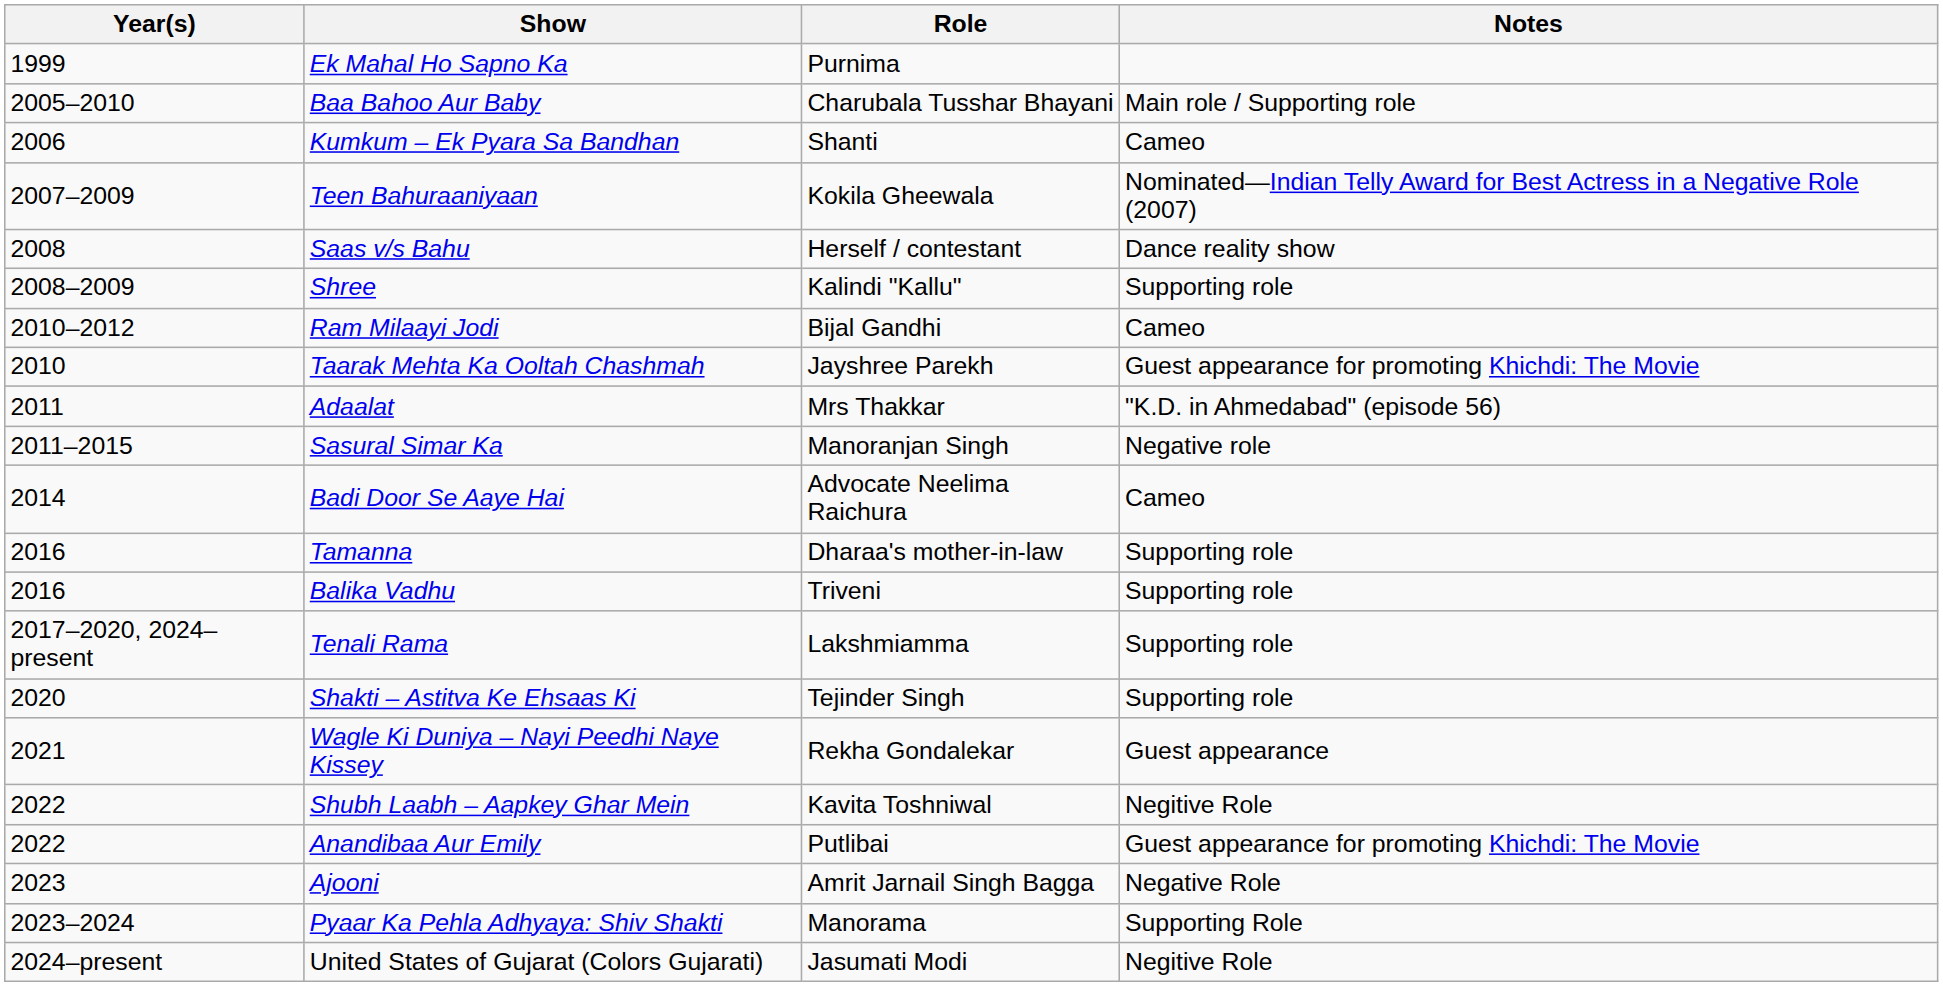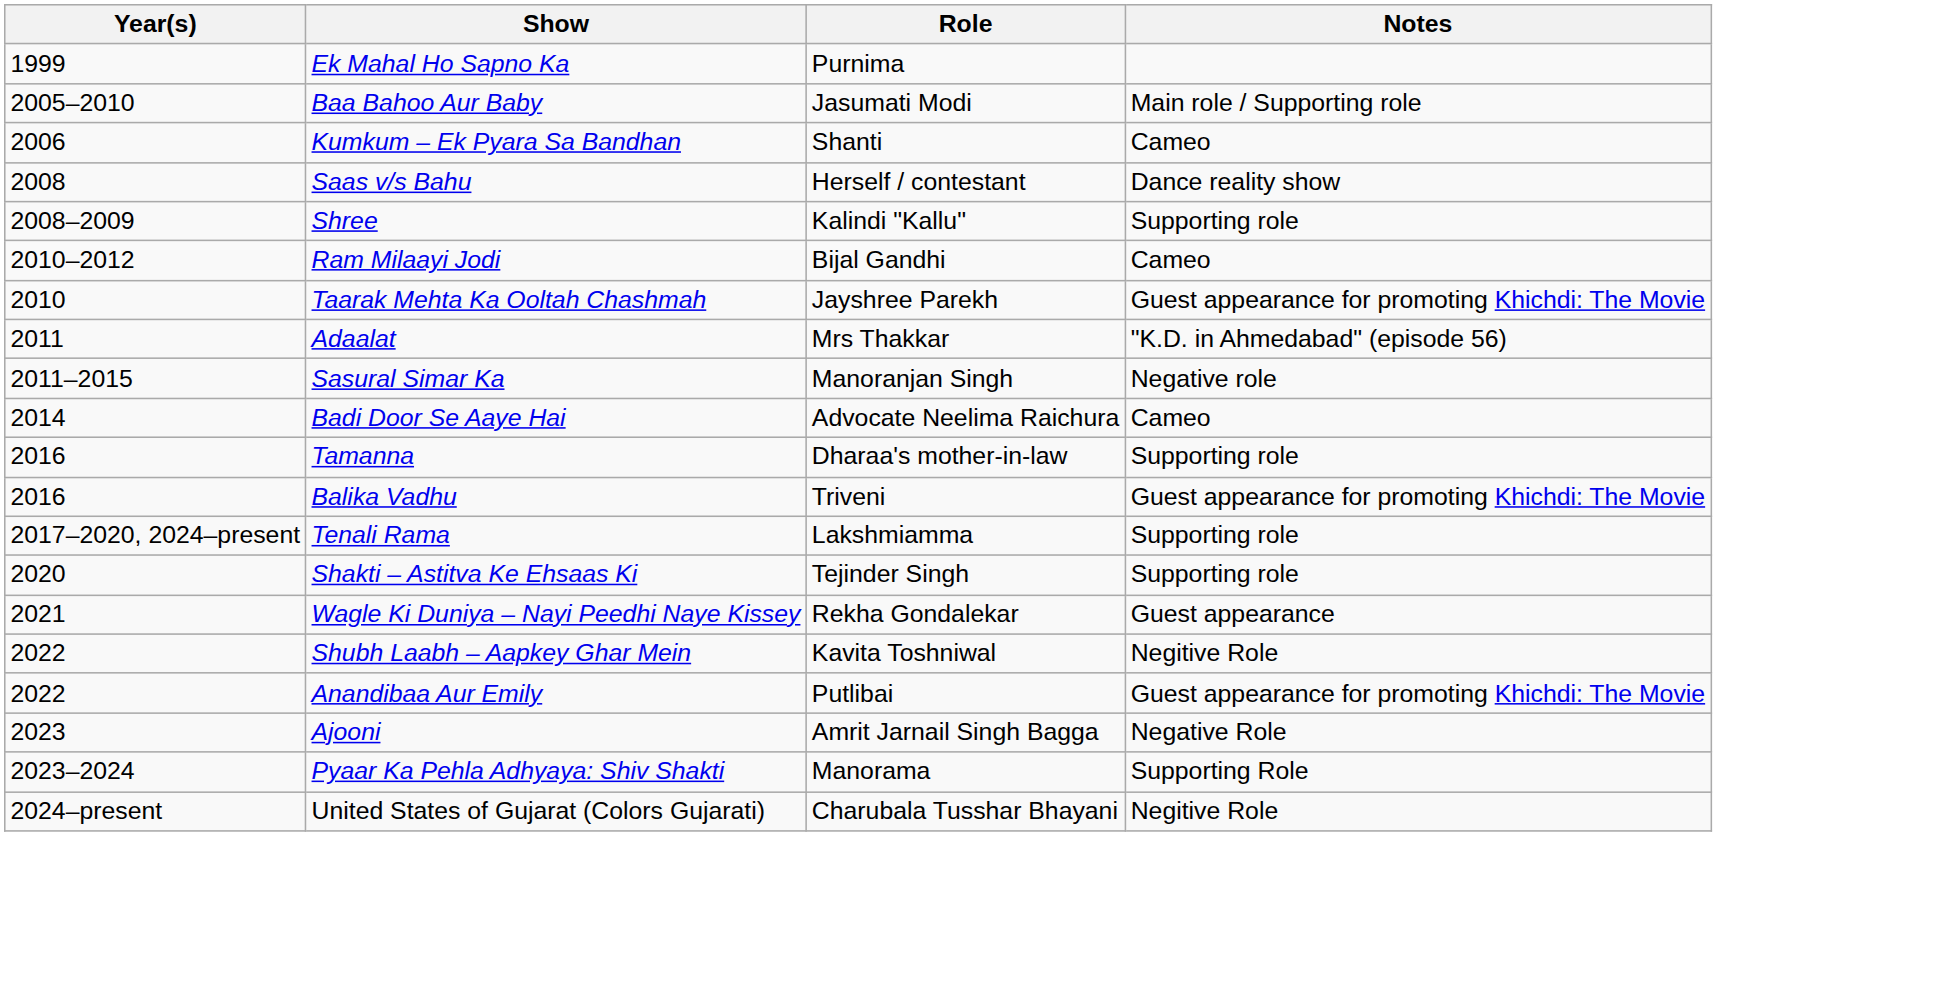(960, 102) Charubala Tusshar Bhayani -> (892, 102) Jasumati Modi
- row: (424, 195)
(1209, 591) Supporting role -> (1418, 496) Guest appearance for promoting Khichdi: The Movie
(887, 961) Jasumati Modi -> (965, 810) Charubala Tusshar Bhayani
